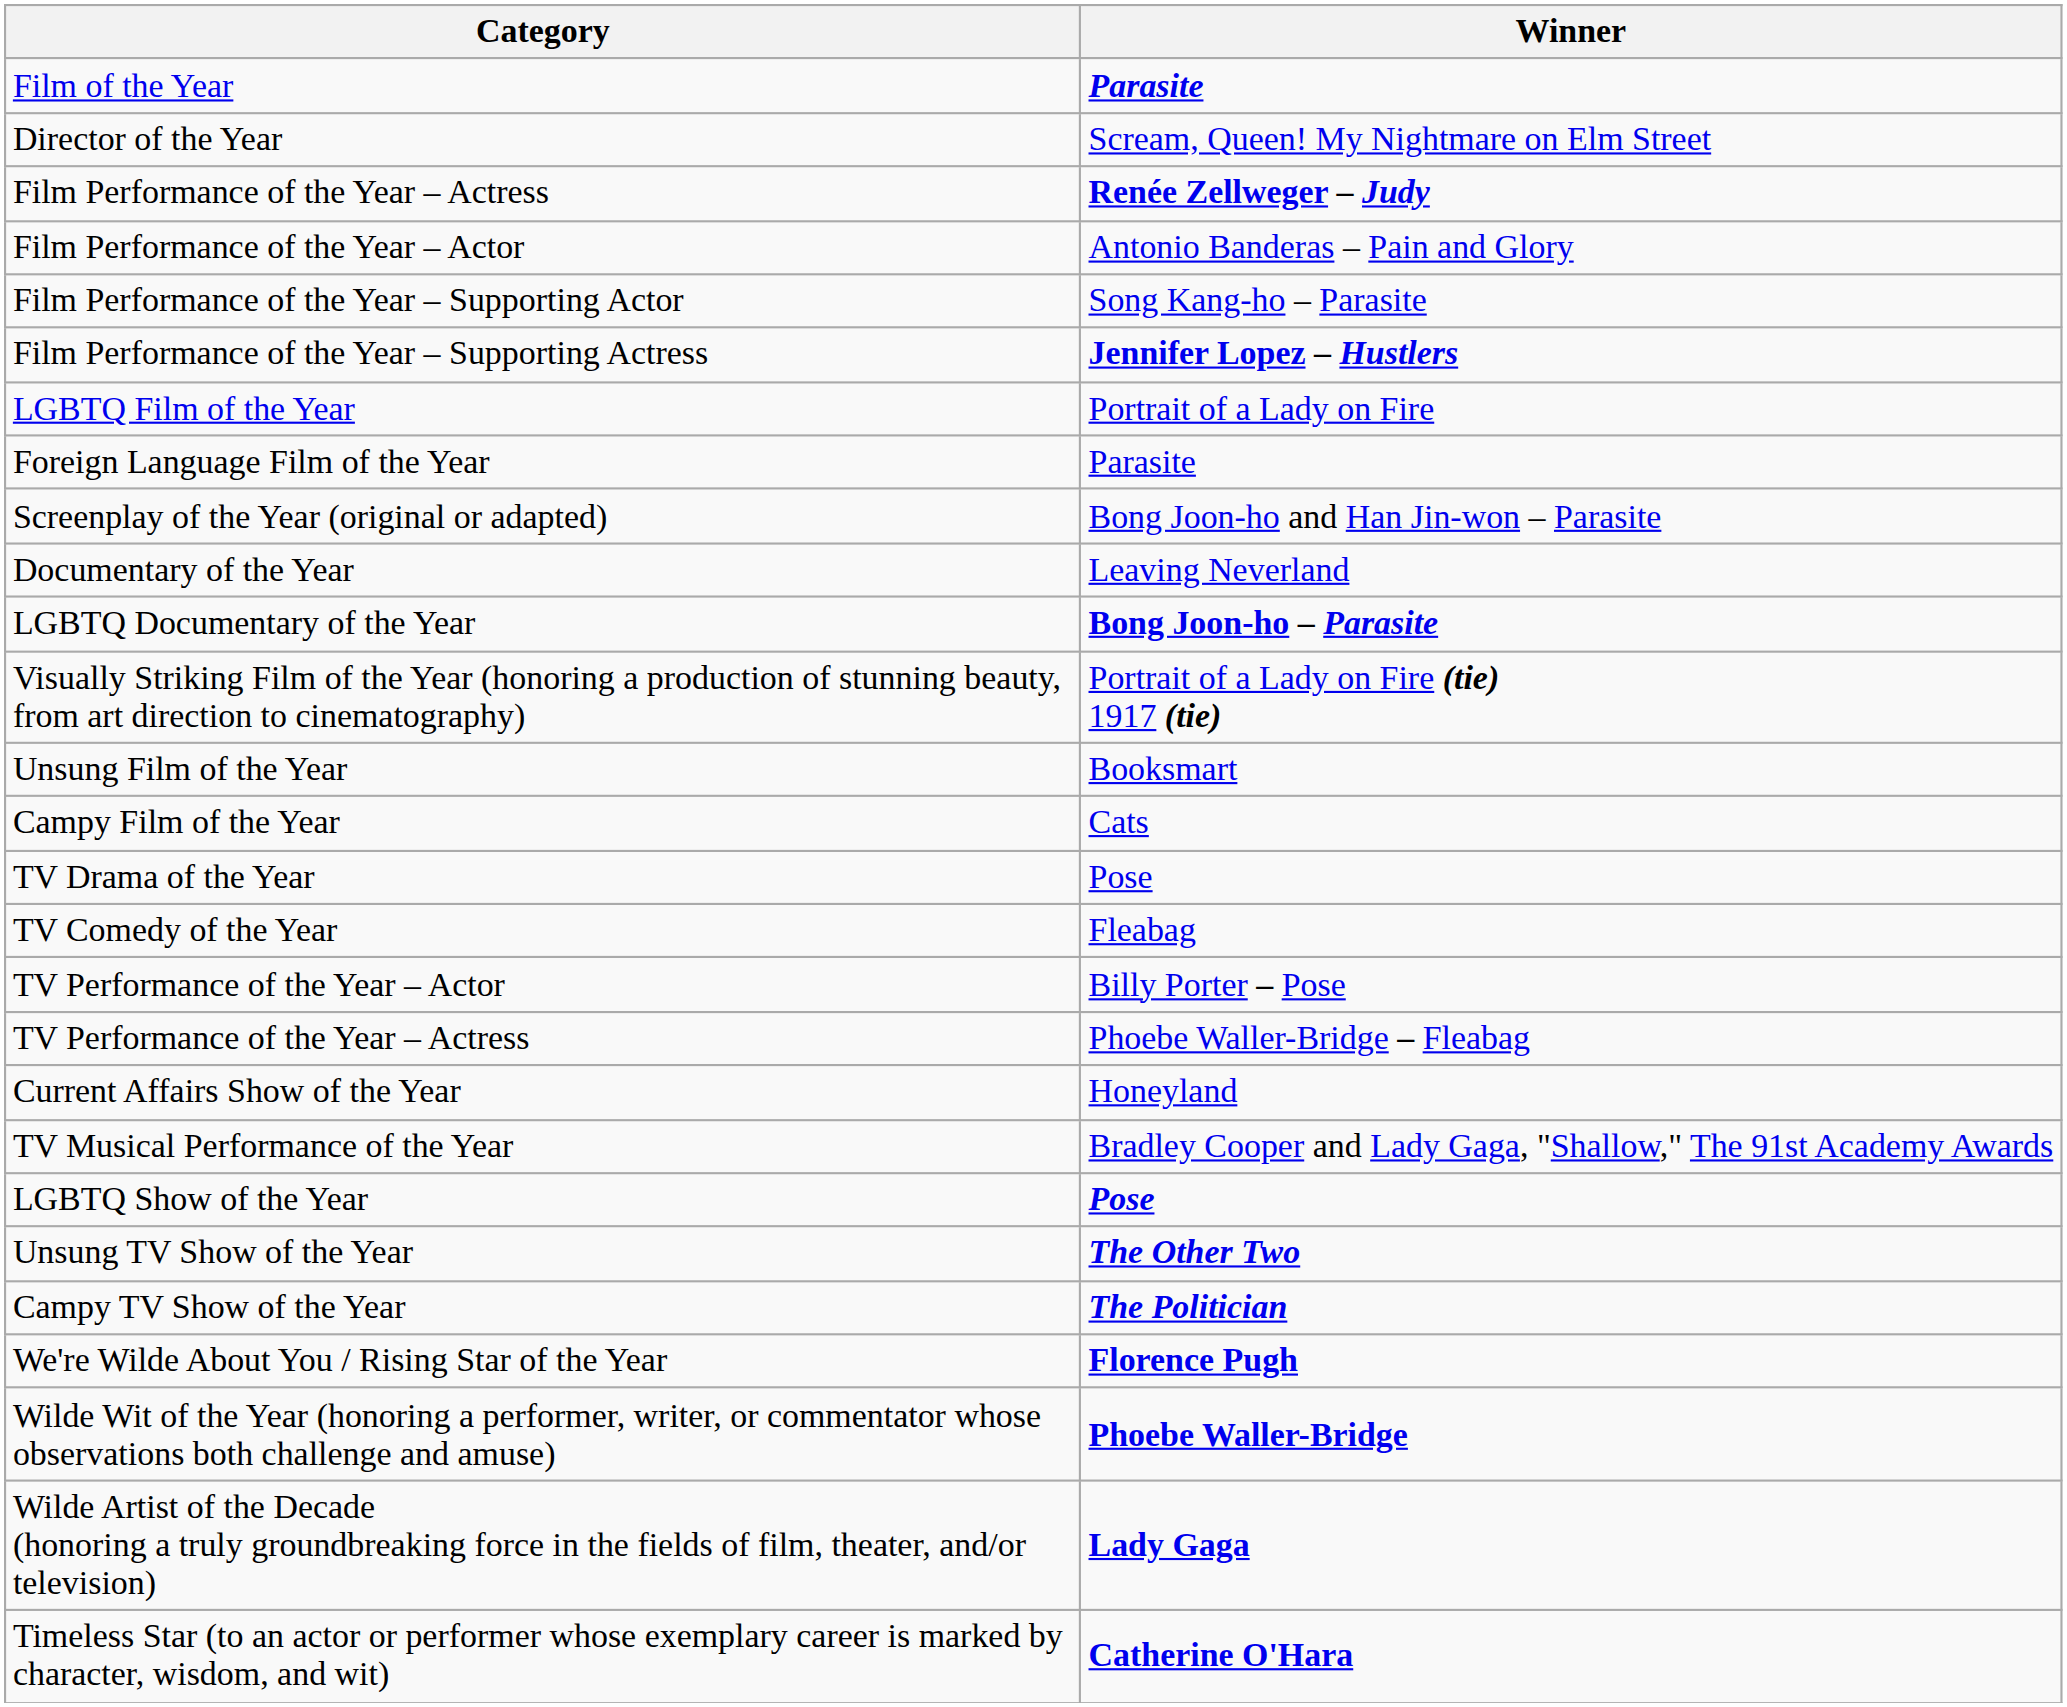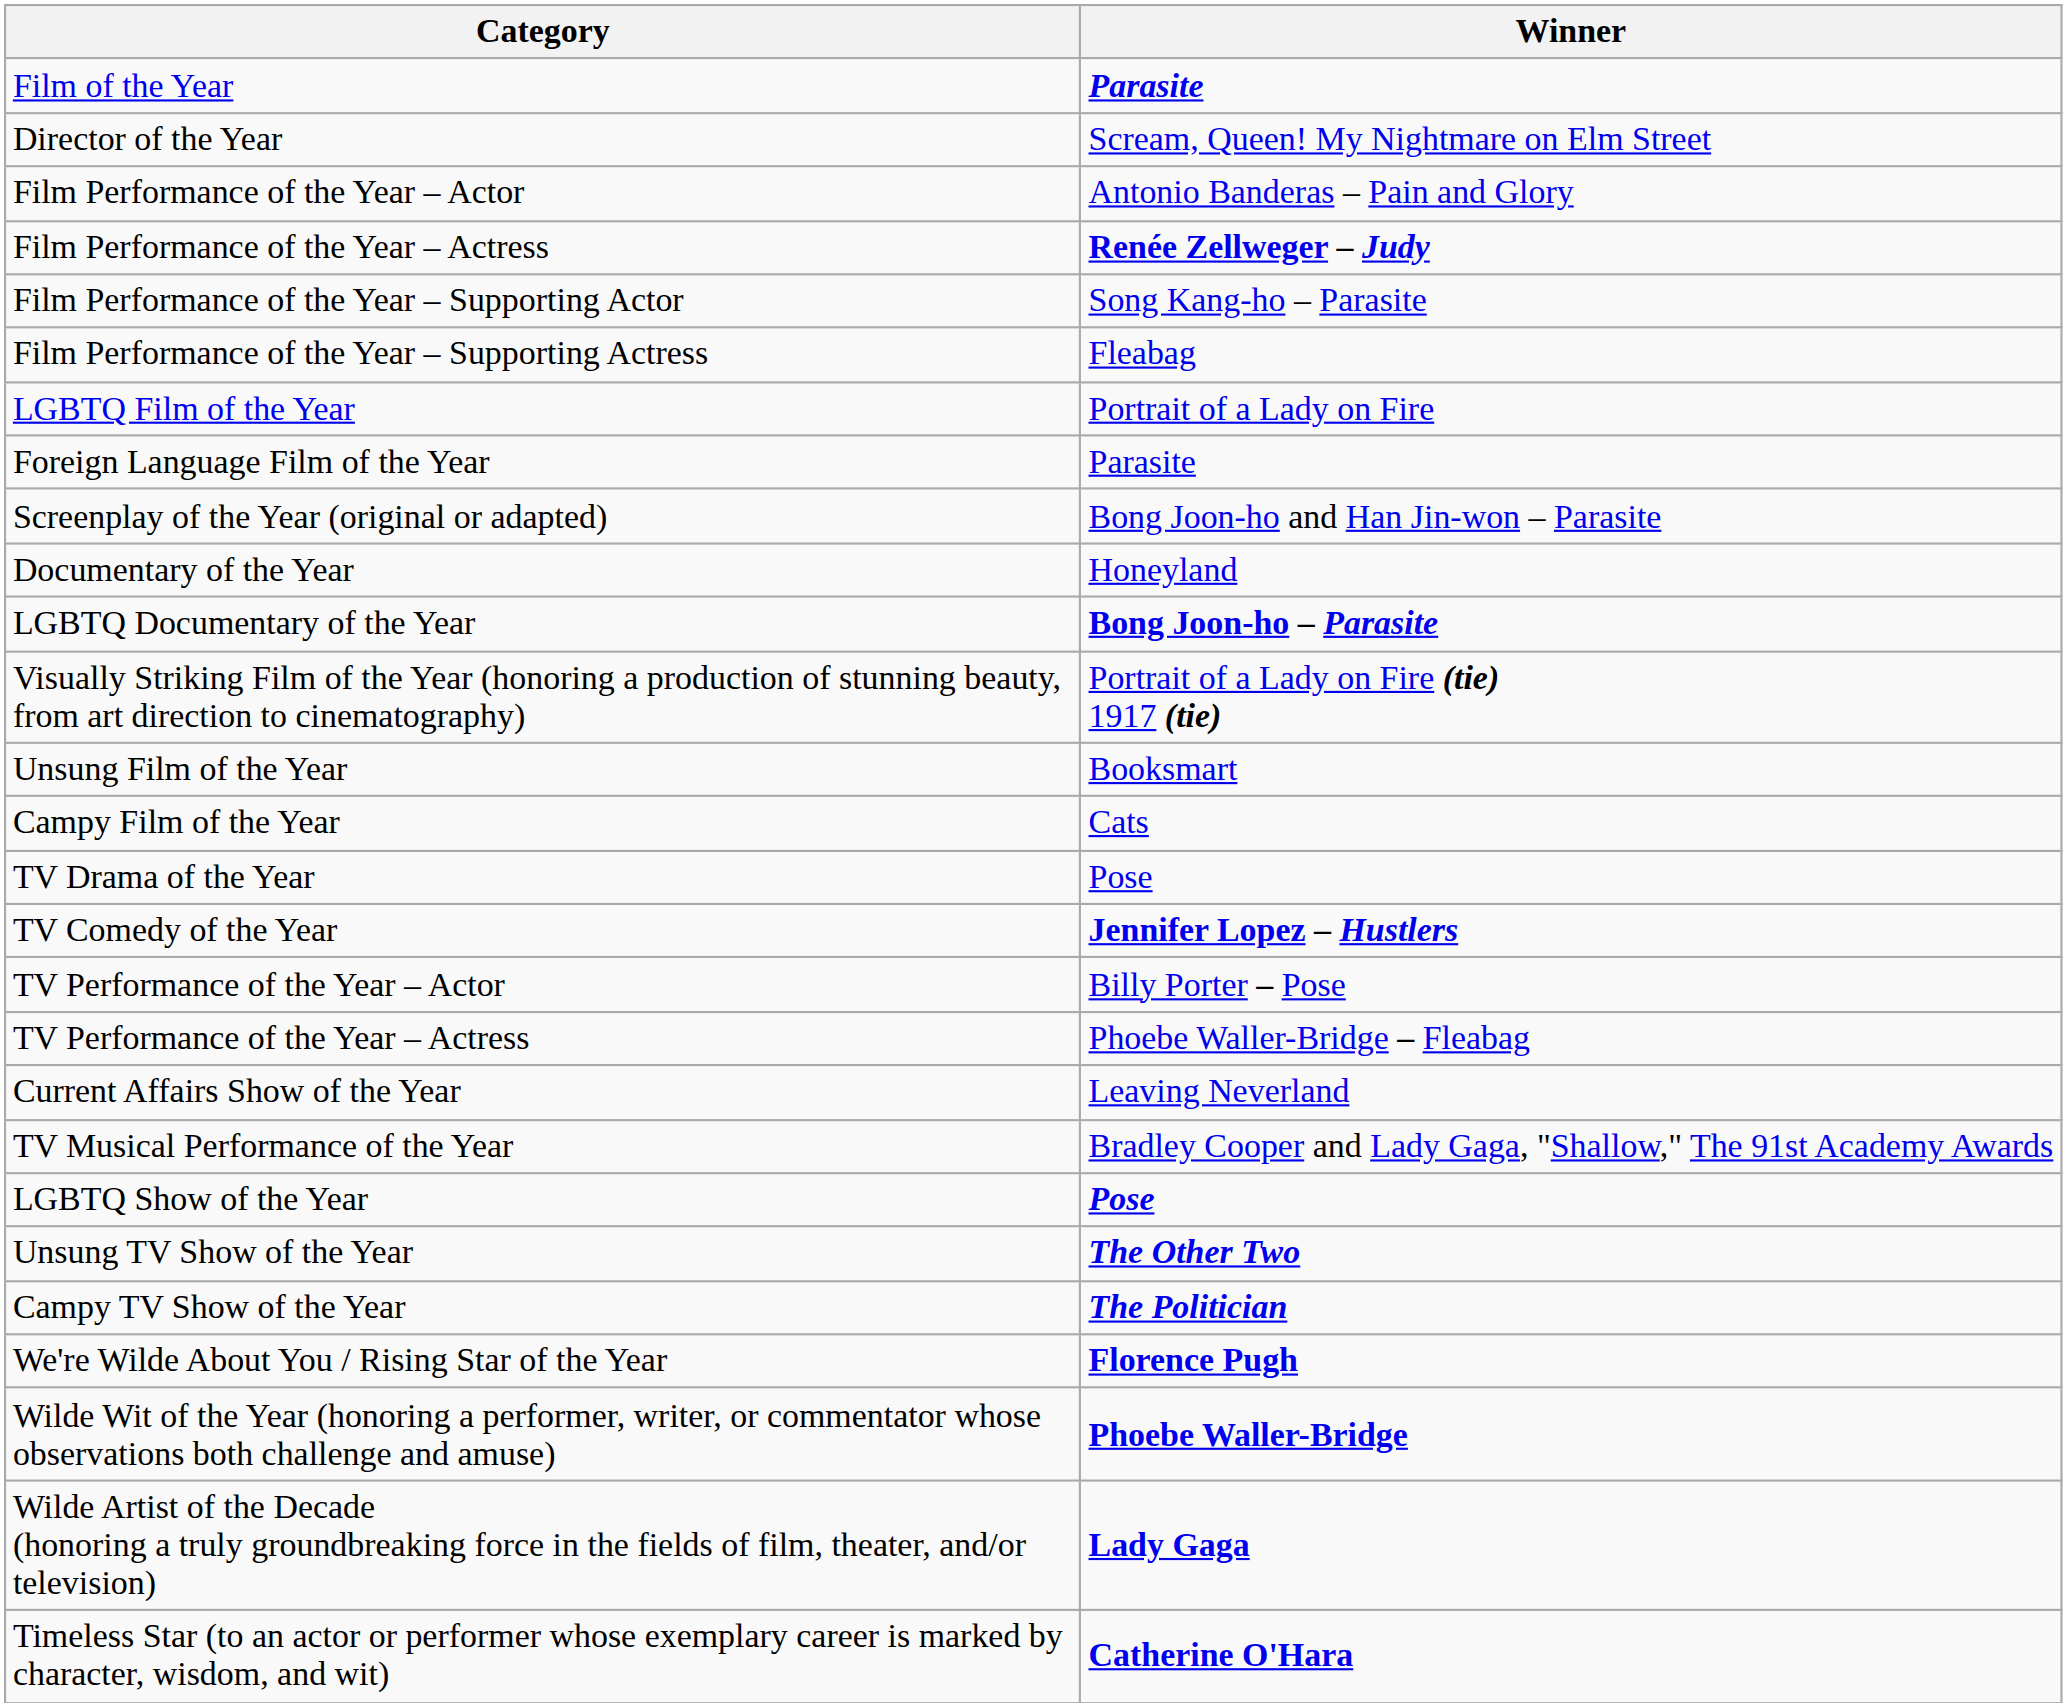rows swapped: (269, 246) <-> (281, 192)
(1273, 354) Jennifer Lopez – Hustlers -> (1142, 354) Fleabag
(1219, 569) Leaving Neverland -> (1163, 569) Honeyland
(1142, 930) Fleabag -> (1273, 930) Jennifer Lopez – Hustlers
(1163, 1091) Honeyland -> (1219, 1091) Leaving Neverland
